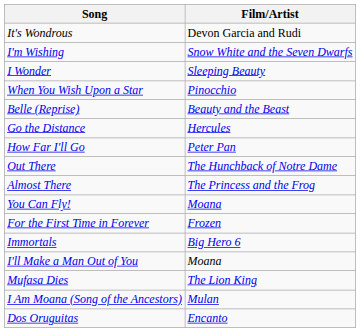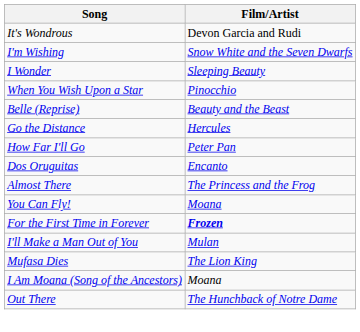rows swapped: (31, 166) <-> (43, 318)
(204, 223) normal -> (205, 223) bold
- row: (32, 242)
(205, 261) Moana -> (203, 242) Mulan
(203, 299) Mulan -> (205, 280) Moana
